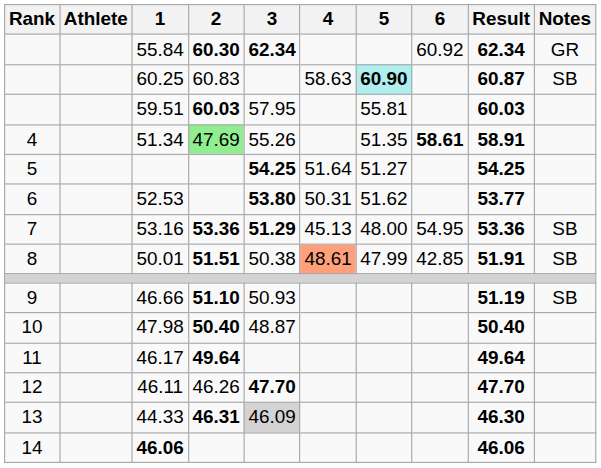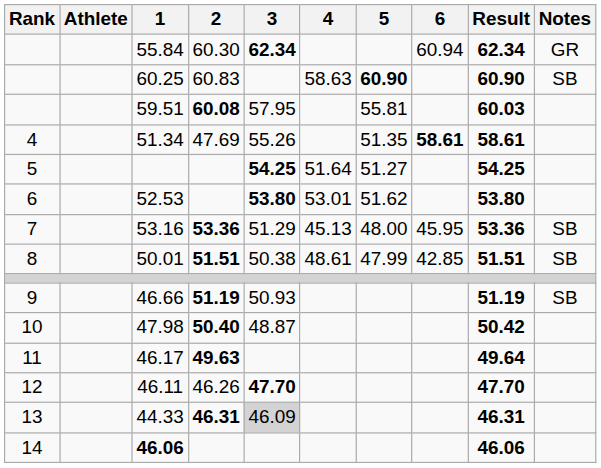(216, 49) bold -> (216, 49) normal
(440, 49) 60.92 -> (440, 49) 60.94
(384, 79) paleturquoise background -> (384, 79) no background
(501, 79) 60.87 -> (501, 79) 60.90
(216, 109) 60.03 -> (216, 109) 60.08
(216, 139) lightgreen background -> (216, 139) no background
(501, 139) 58.91 -> (501, 139) 58.61
(328, 199) 50.31 -> (328, 199) 53.01
(501, 199) 53.77 -> (501, 199) 53.80
(272, 229) bold -> (272, 229) normal
(440, 229) 54.95 -> (440, 229) 45.95
(328, 259) lightsalmon background -> (328, 259) no background
(501, 259) 51.91 -> (501, 259) 51.51
(216, 297) 51.10 -> (216, 297) 51.19
(501, 327) 50.40 -> (501, 327) 50.42
(216, 357) 49.64 -> (216, 357) 49.63
(501, 417) 46.30 -> (501, 417) 46.31
